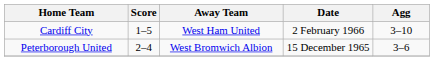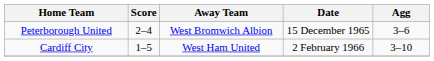rows swapped: (66, 30) <-> (66, 47)
